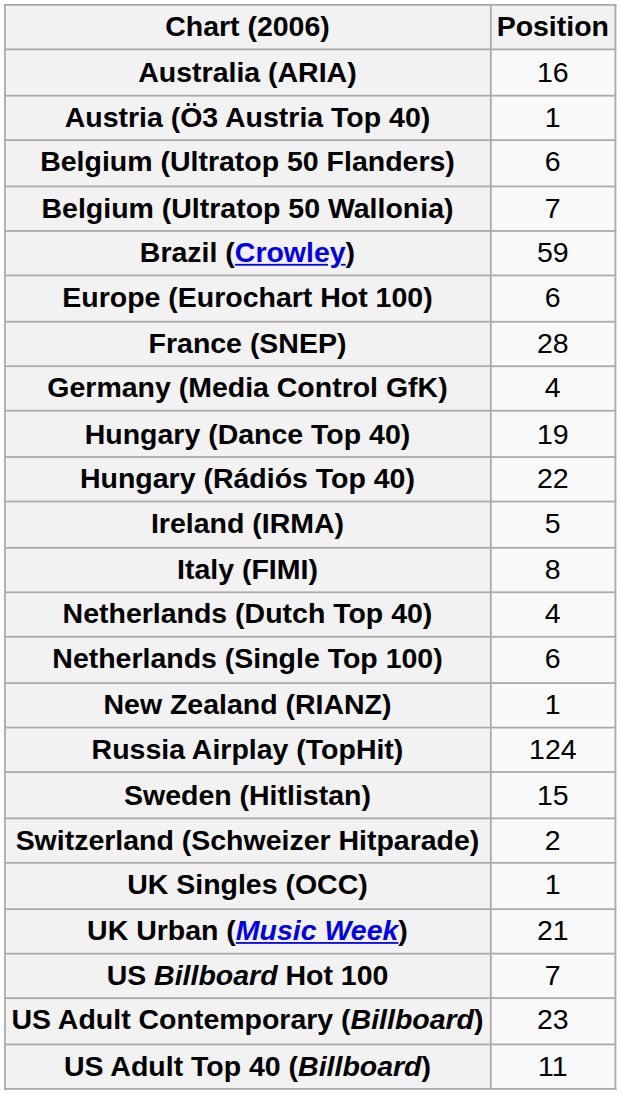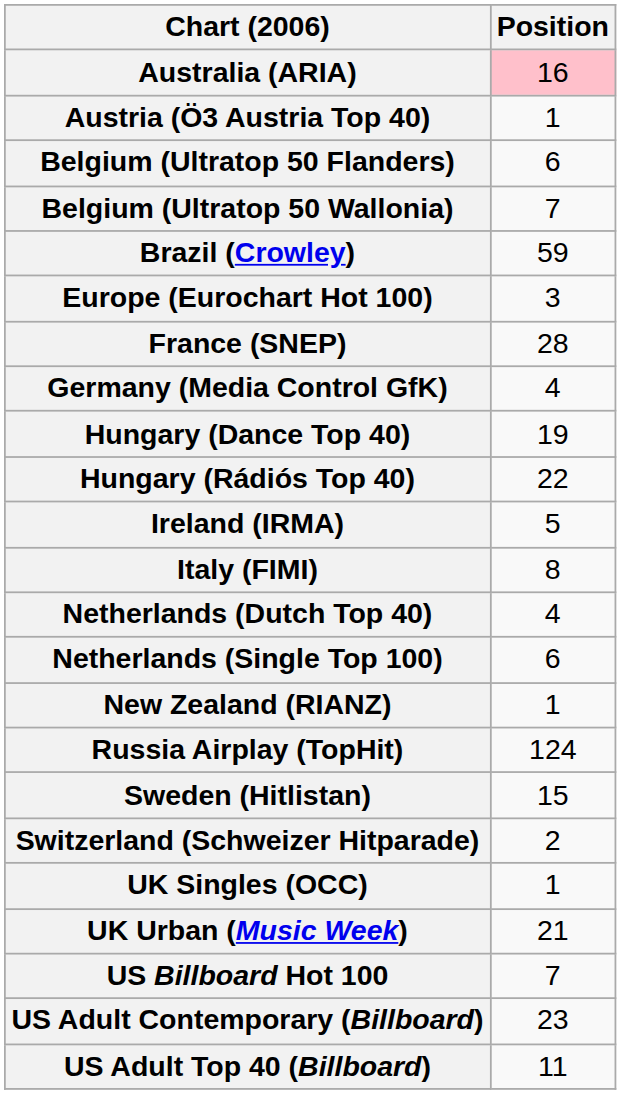(553, 72) no background -> (553, 72) pink background
(553, 298) 6 -> (553, 298) 3
